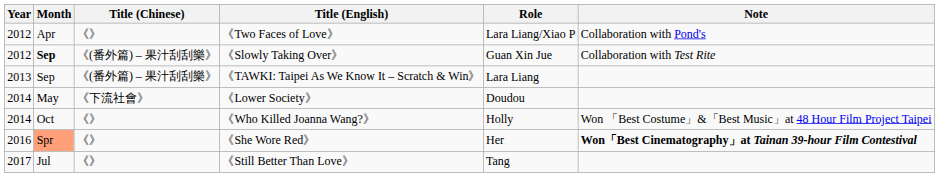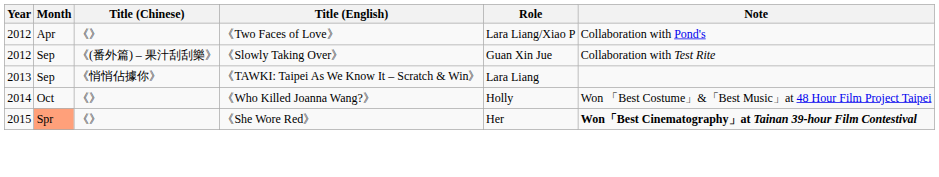(46, 55) bold -> (46, 55) normal
(147, 76) 《(番外篇) – 果汁刮刮樂》 -> (119, 76) 《悄悄佔據你》
- row: (270, 97)
(19, 140) 2016 -> (19, 119) 2015
- row: (288, 161)
